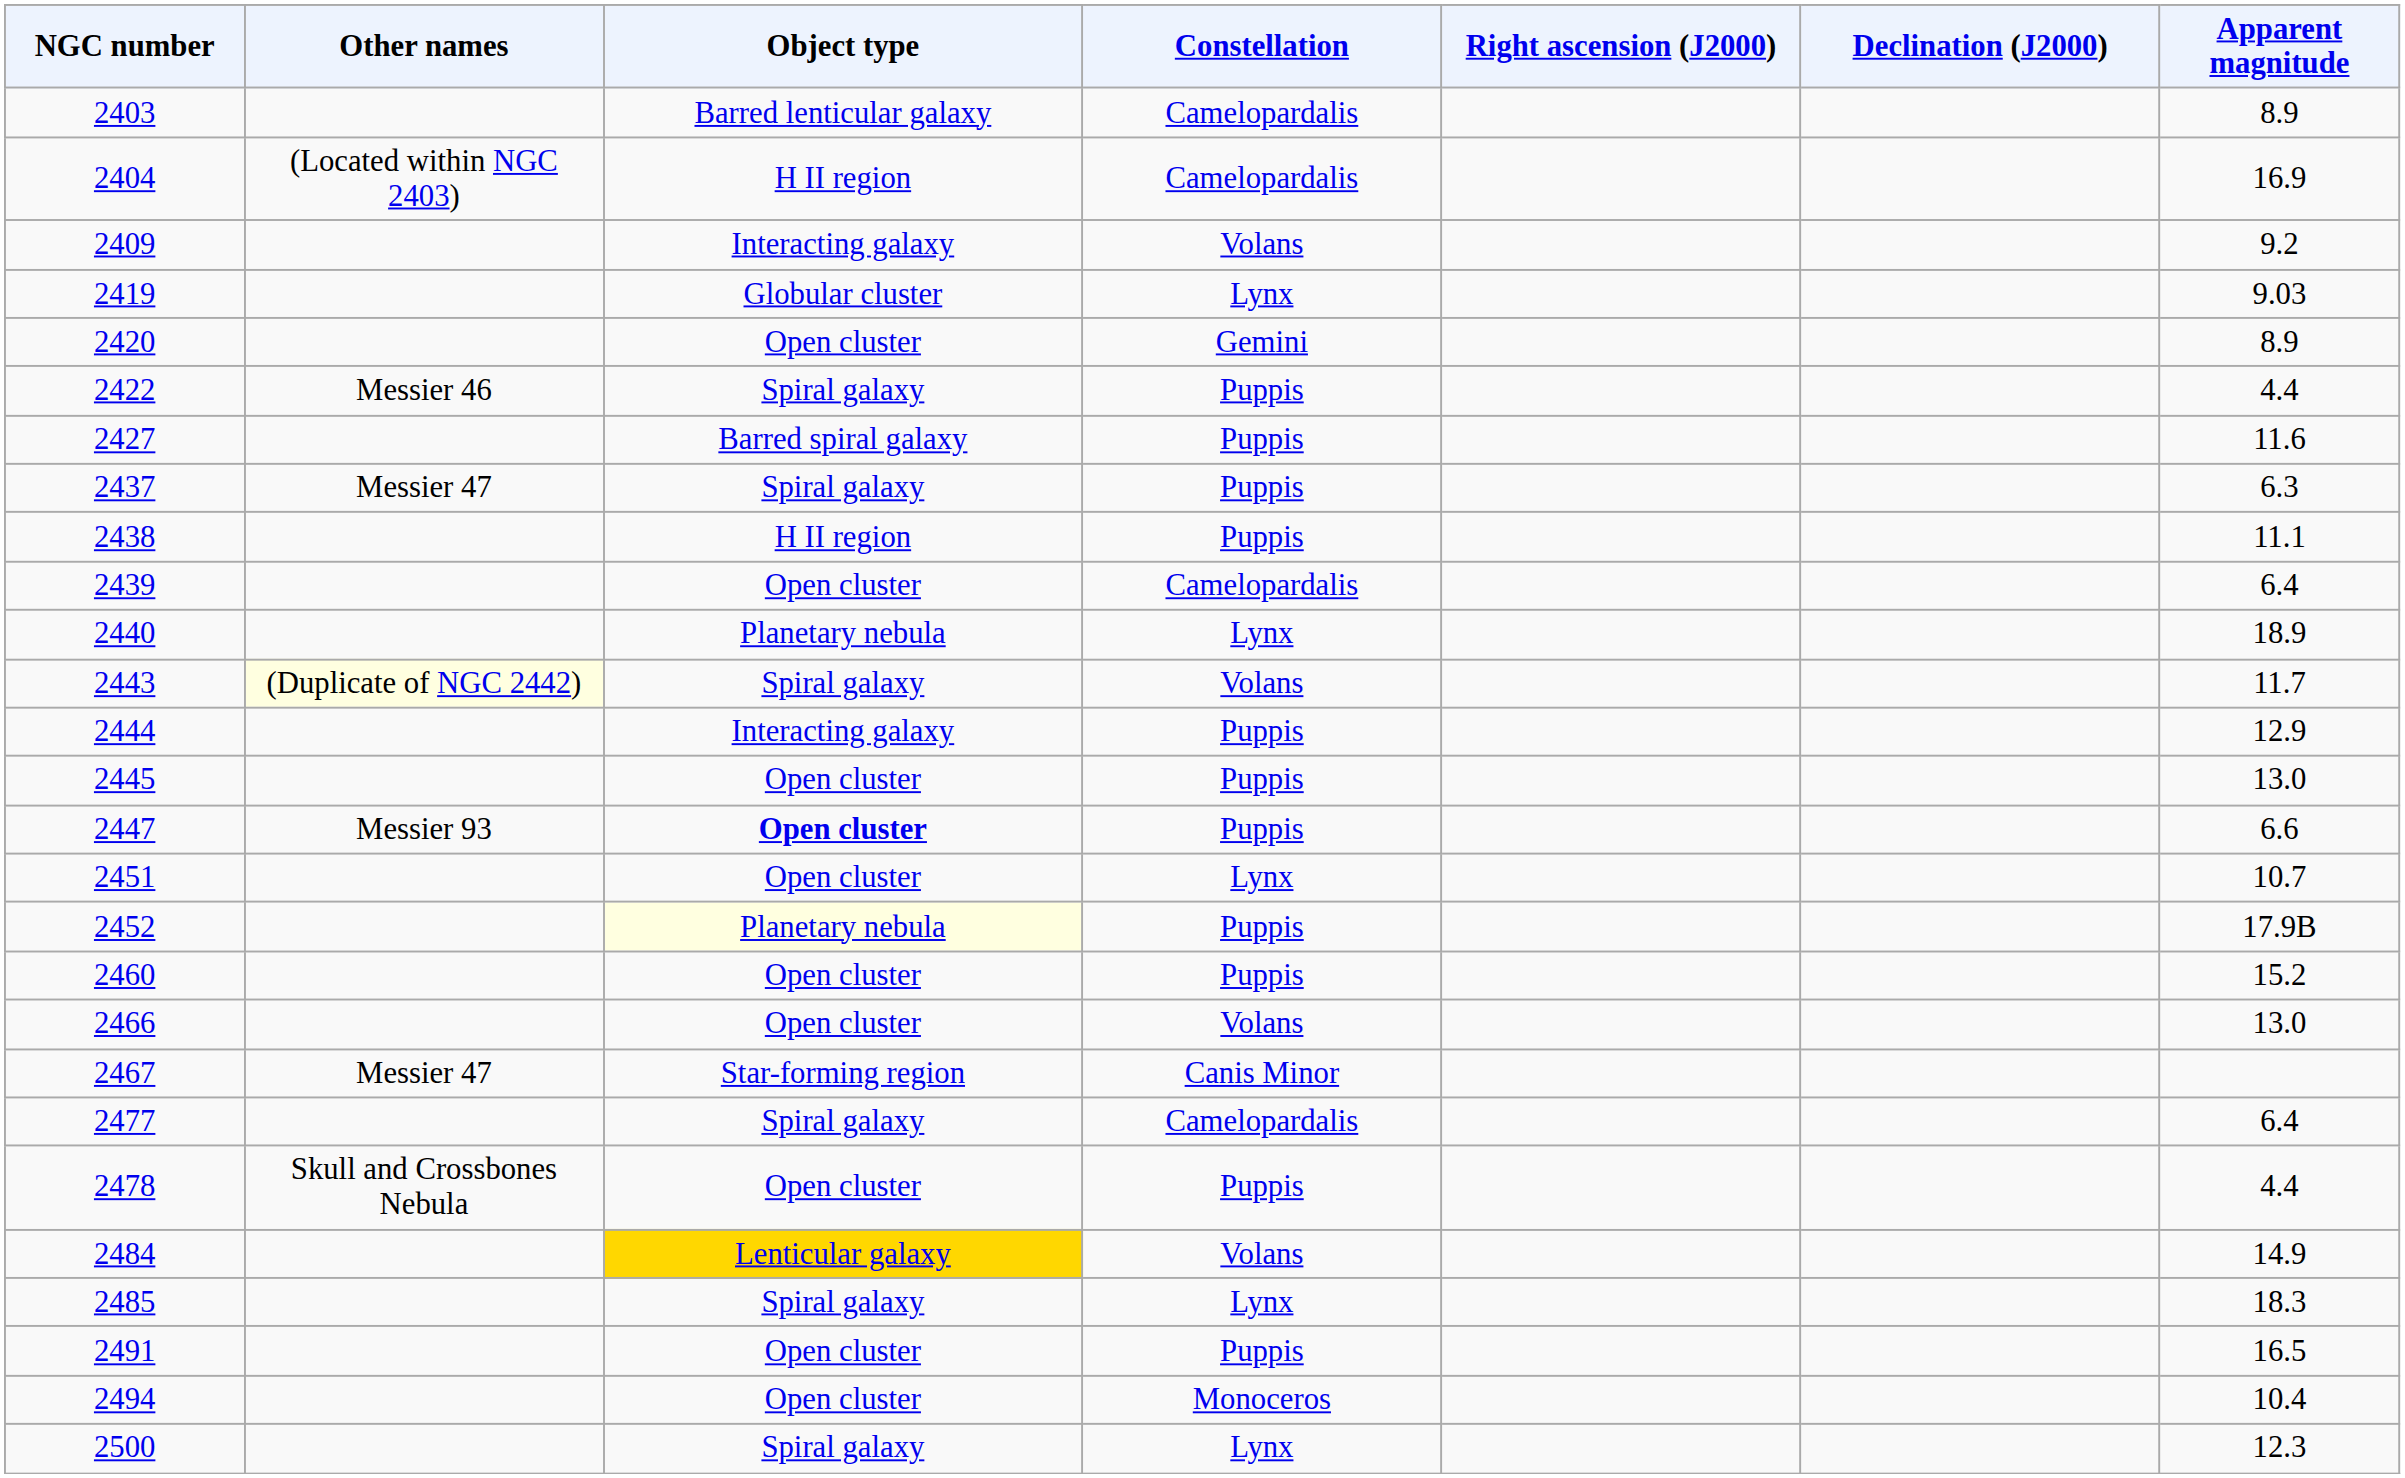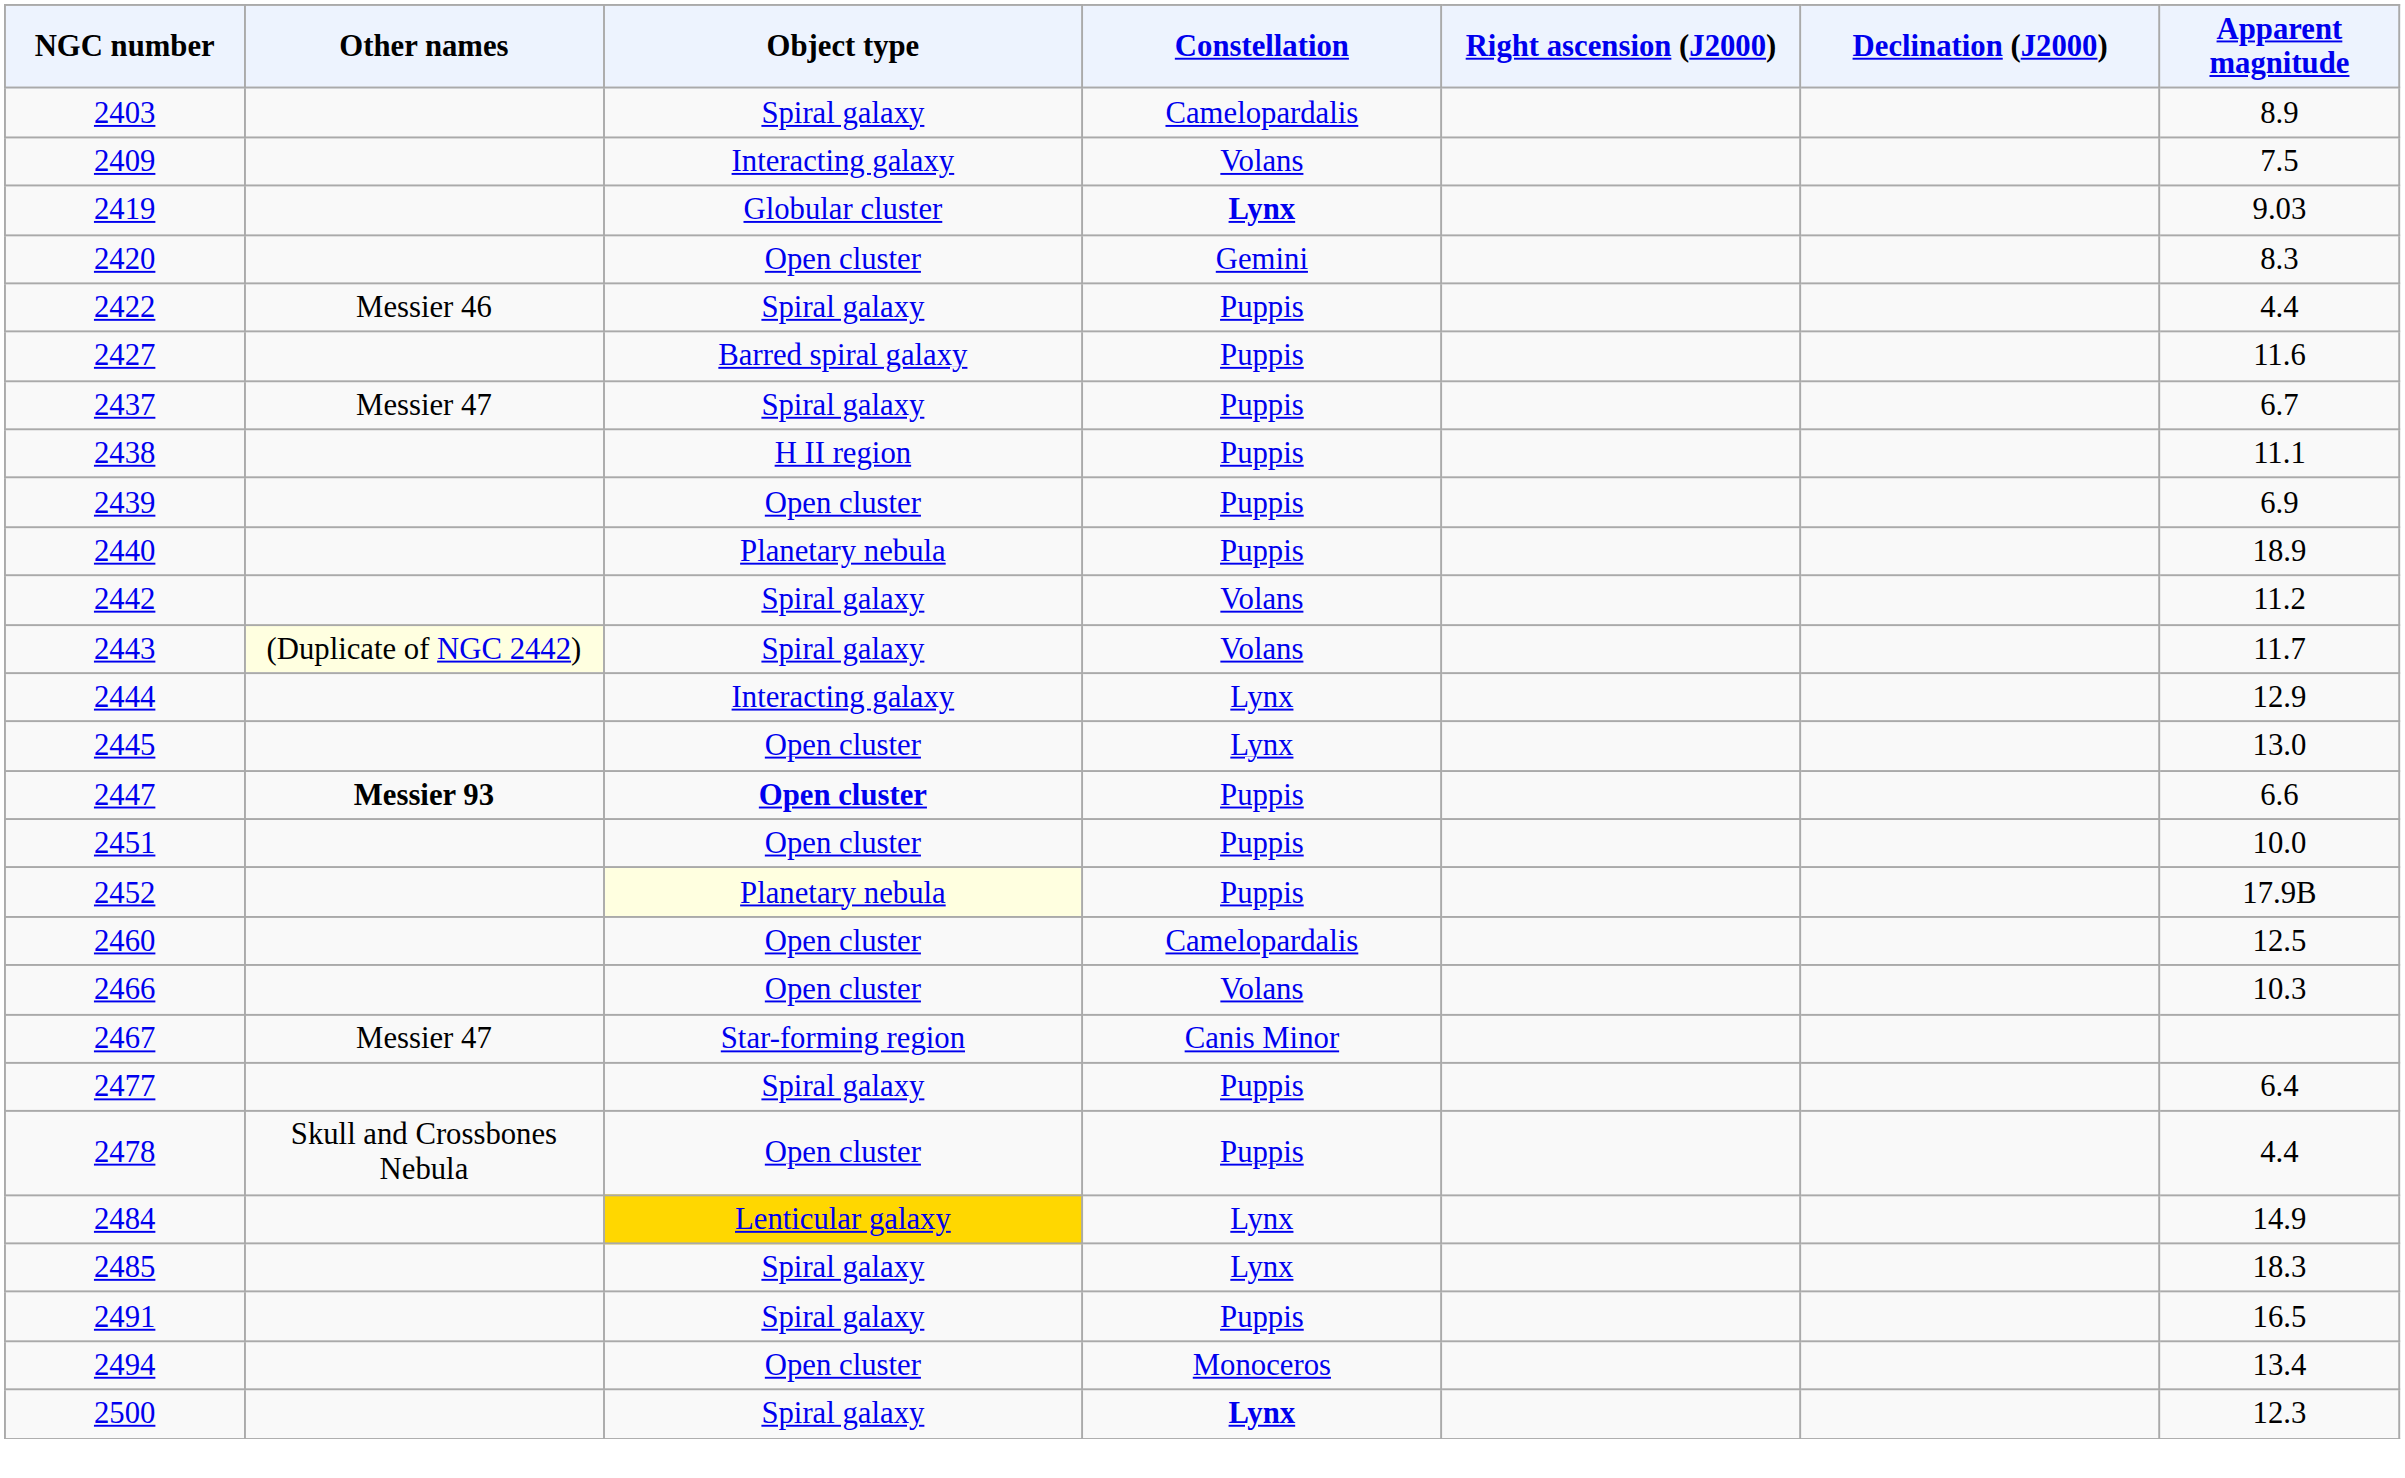(843, 112) Barred lenticular galaxy -> (843, 112) Spiral galaxy
- row: (125, 178)
(2279, 244) 9.2 -> (2279, 160) 7.5
(1262, 292) normal -> (1262, 209) bold
(2279, 341) 8.9 -> (2279, 258) 8.3
(2279, 487) 6.3 -> (2279, 404) 6.7
(1262, 585) Camelopardalis -> (1262, 501) Puppis
(2279, 585) 6.4 -> (2279, 501) 6.9
(1262, 633) Lynx -> (1262, 550) Puppis
+ row: (125, 599)
(1262, 731) Puppis -> (1262, 696) Lynx
(1262, 780) Puppis -> (1262, 745) Lynx
(424, 828) normal -> (424, 794) bold
(1262, 877) Lynx -> (1262, 842) Puppis
(2279, 877) 10.7 -> (2279, 842) 10.0
(1262, 974) Puppis -> (1262, 940) Camelopardalis
(2279, 974) 15.2 -> (2279, 940) 12.5
(2279, 1023) 13.0 -> (2279, 989) 10.3
(1262, 1121) Camelopardalis -> (1262, 1086) Puppis
(1262, 1253) Volans -> (1262, 1218) Lynx
(843, 1350) Open cluster -> (843, 1315) Spiral galaxy
(2279, 1399) 10.4 -> (2279, 1364) 13.4
(1262, 1447) normal -> (1262, 1413) bold
